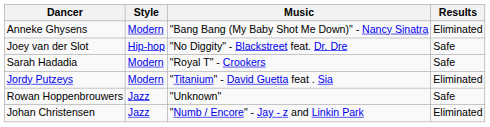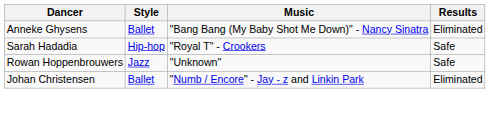(146, 29) Modern -> (141, 29) Ballet
- row: (48, 46)
(146, 63) Modern -> (146, 46) Hip-hop
- row: (40, 79)
(139, 113) Jazz -> (141, 79) Ballet
